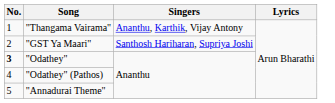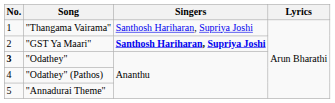(179, 28) Ananthu, Karthik, Vijay Antony -> (184, 28) Santhosh Hariharan, Supriya Joshi
(184, 43) normal -> (191, 43) bold
